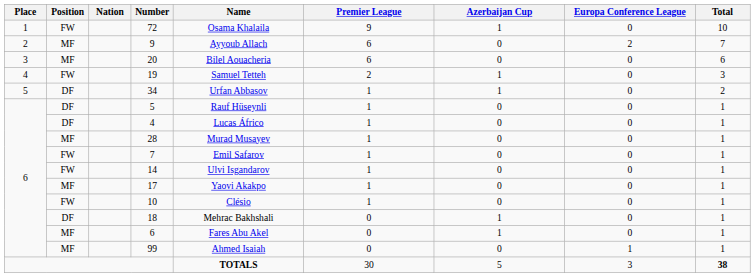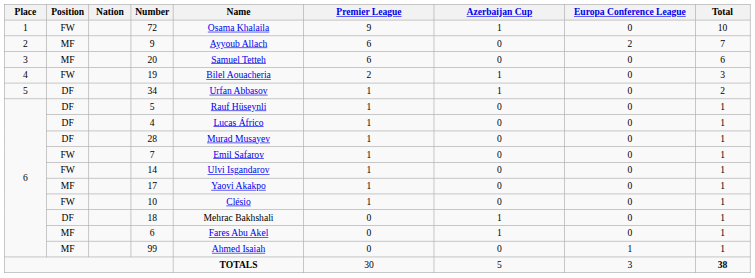(239, 59) Bilel Aouacheria -> (239, 59) Samuel Tetteh
(239, 75) Samuel Tetteh -> (239, 75) Bilel Aouacheria
(68, 138) MF -> (68, 138) DF
